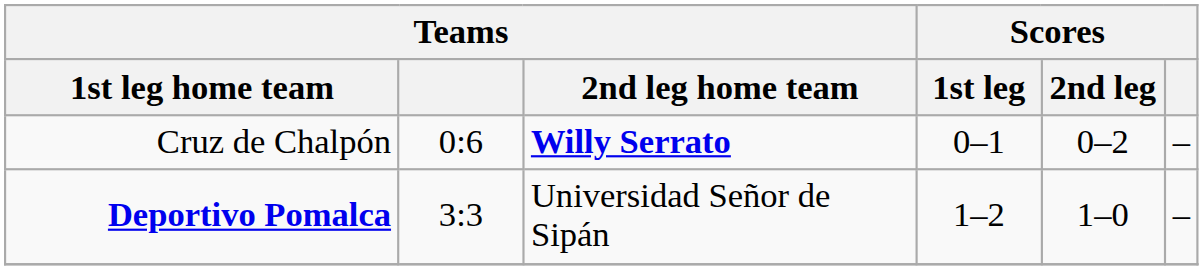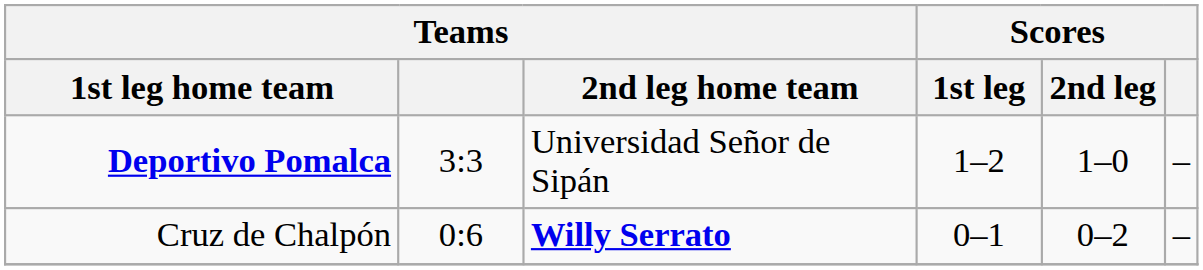rows swapped: (274, 141) <-> (249, 215)
